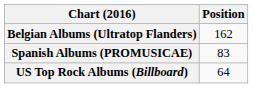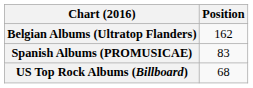(223, 72) 64 -> (223, 72) 68
